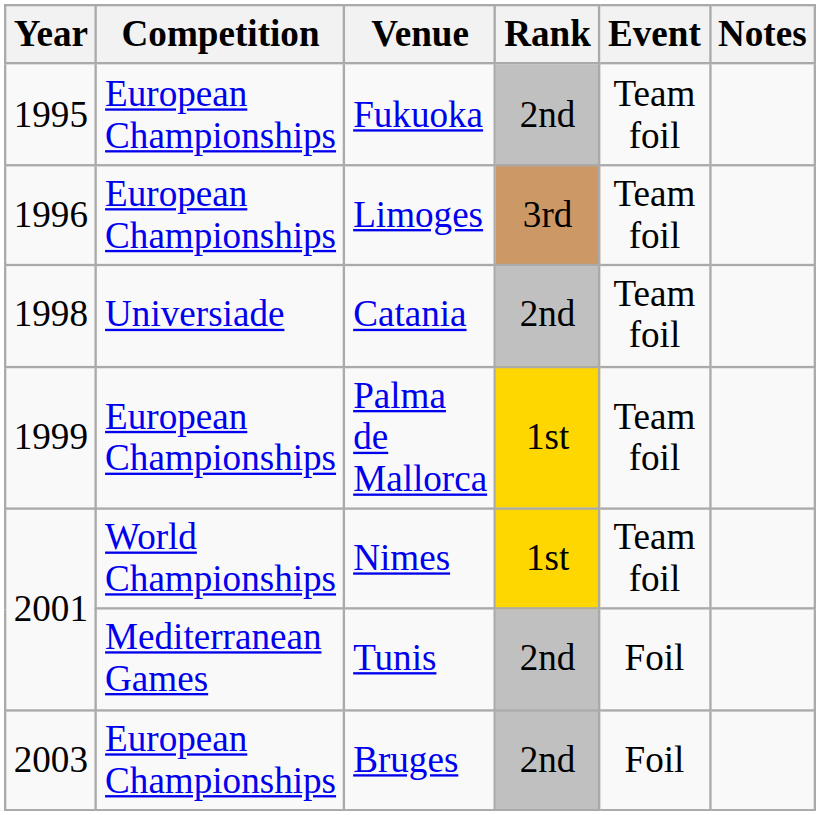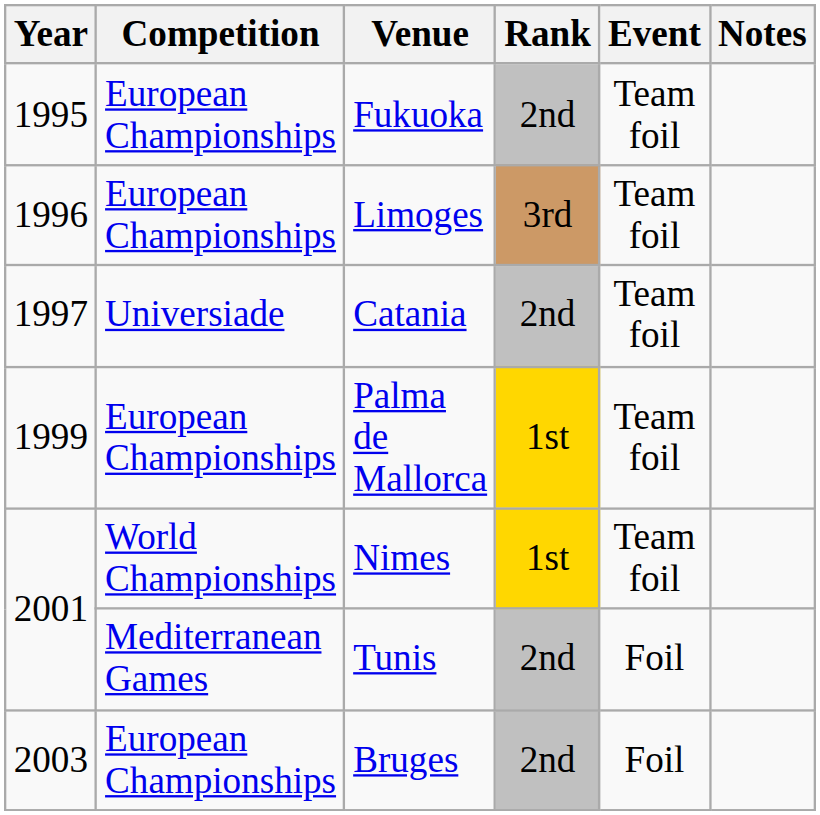(51, 314) 1998 -> (51, 314) 1997
